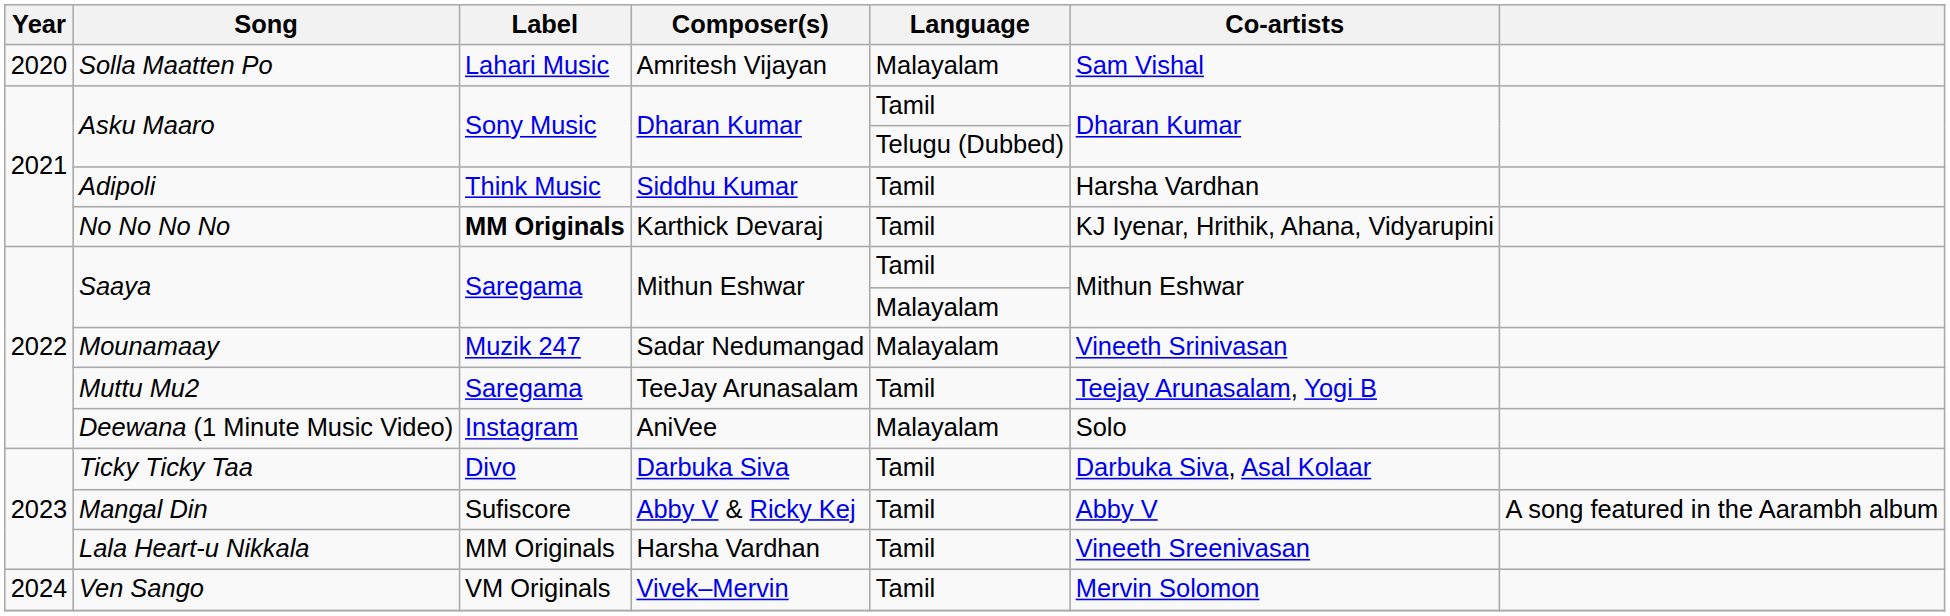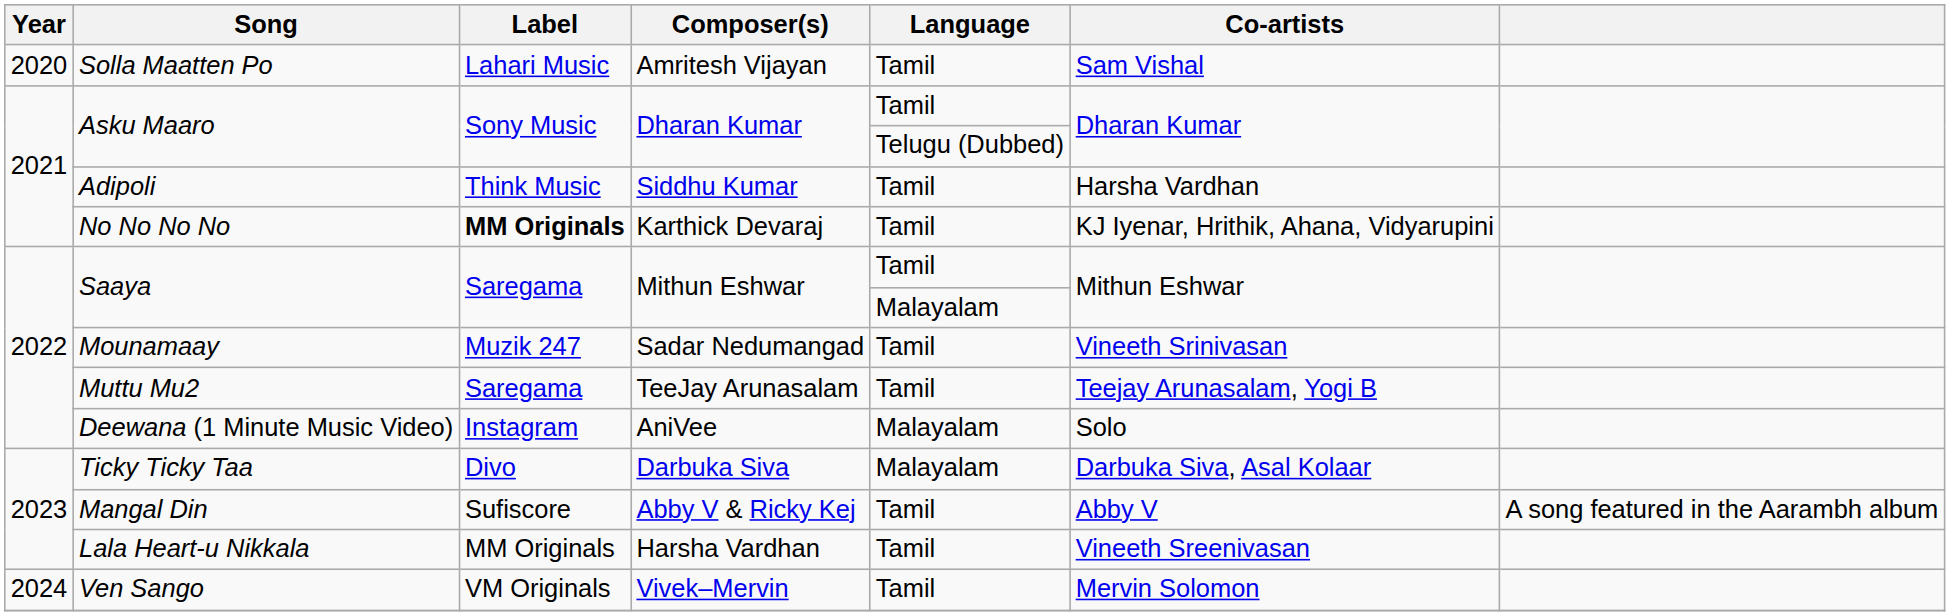(937, 65) Malayalam -> (906, 65) Tamil
(937, 347) Malayalam -> (906, 347) Tamil
(906, 468) Tamil -> (937, 468) Malayalam
